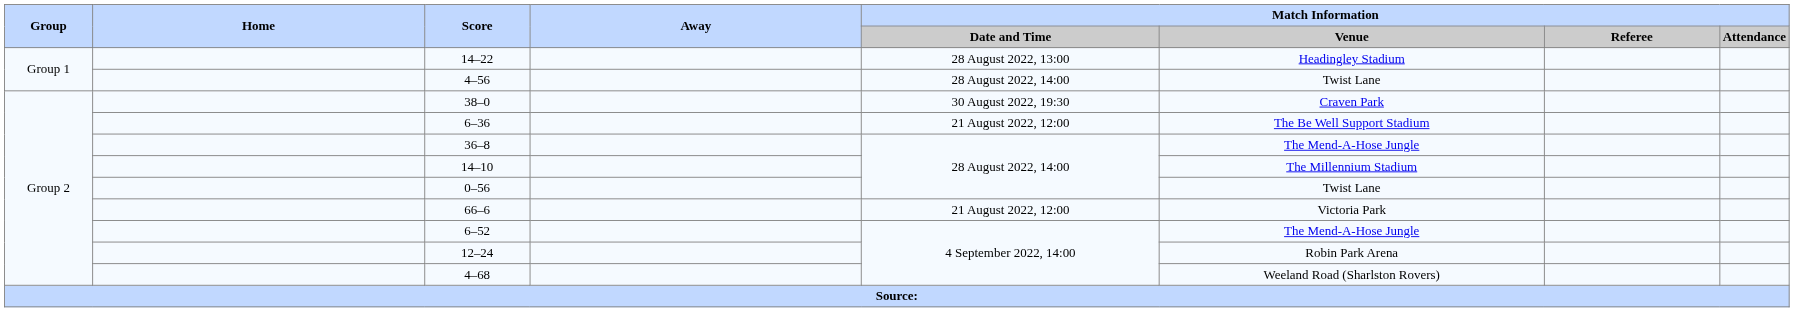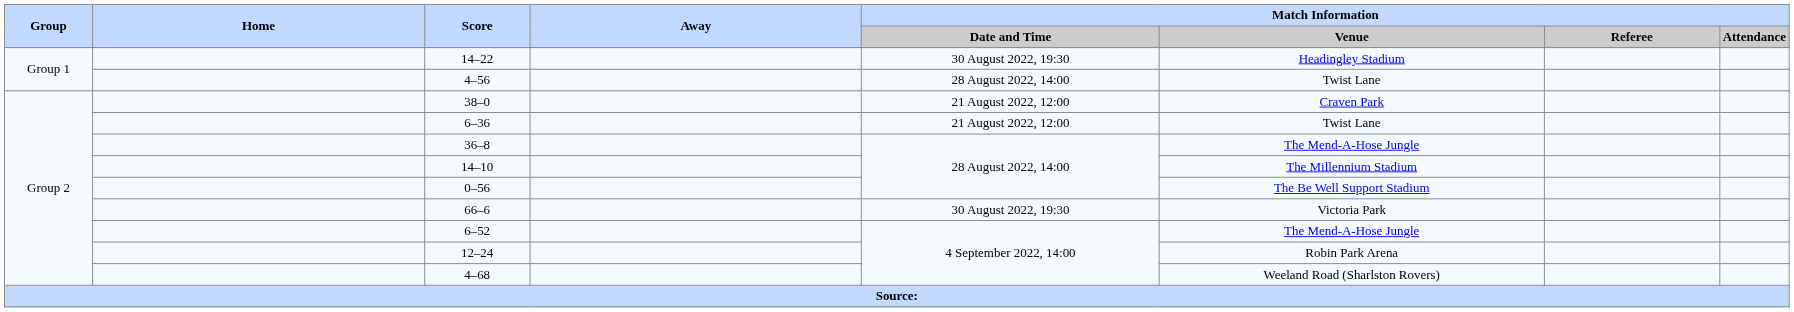(1010, 58) 28 August 2022, 13:00 -> (1010, 58) 30 August 2022, 19:30
(1010, 101) 30 August 2022, 19:30 -> (1010, 101) 21 August 2022, 12:00
(1352, 123) The Be Well Support Stadium -> (1352, 123) Twist Lane
(1352, 188) Twist Lane -> (1352, 188) The Be Well Support Stadium
(1010, 209) 21 August 2022, 12:00 -> (1010, 209) 30 August 2022, 19:30
